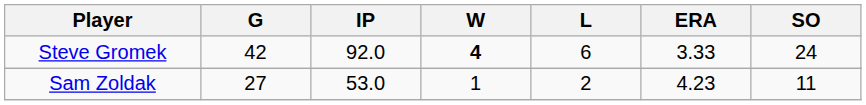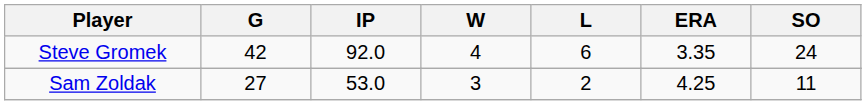(476, 52) bold -> (476, 52) normal
(696, 52) 3.33 -> (696, 52) 3.35
(476, 83) 1 -> (476, 83) 3
(696, 83) 4.23 -> (696, 83) 4.25
